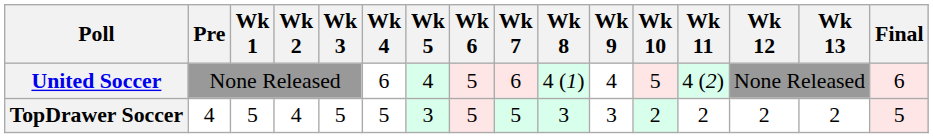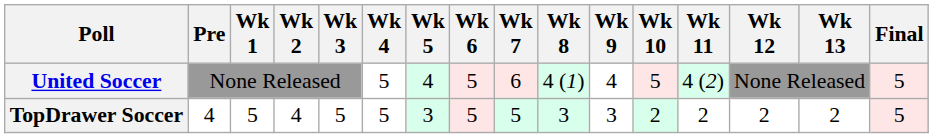(384, 80) 6 -> (384, 80) 5
(899, 80) 6 -> (899, 80) 5
